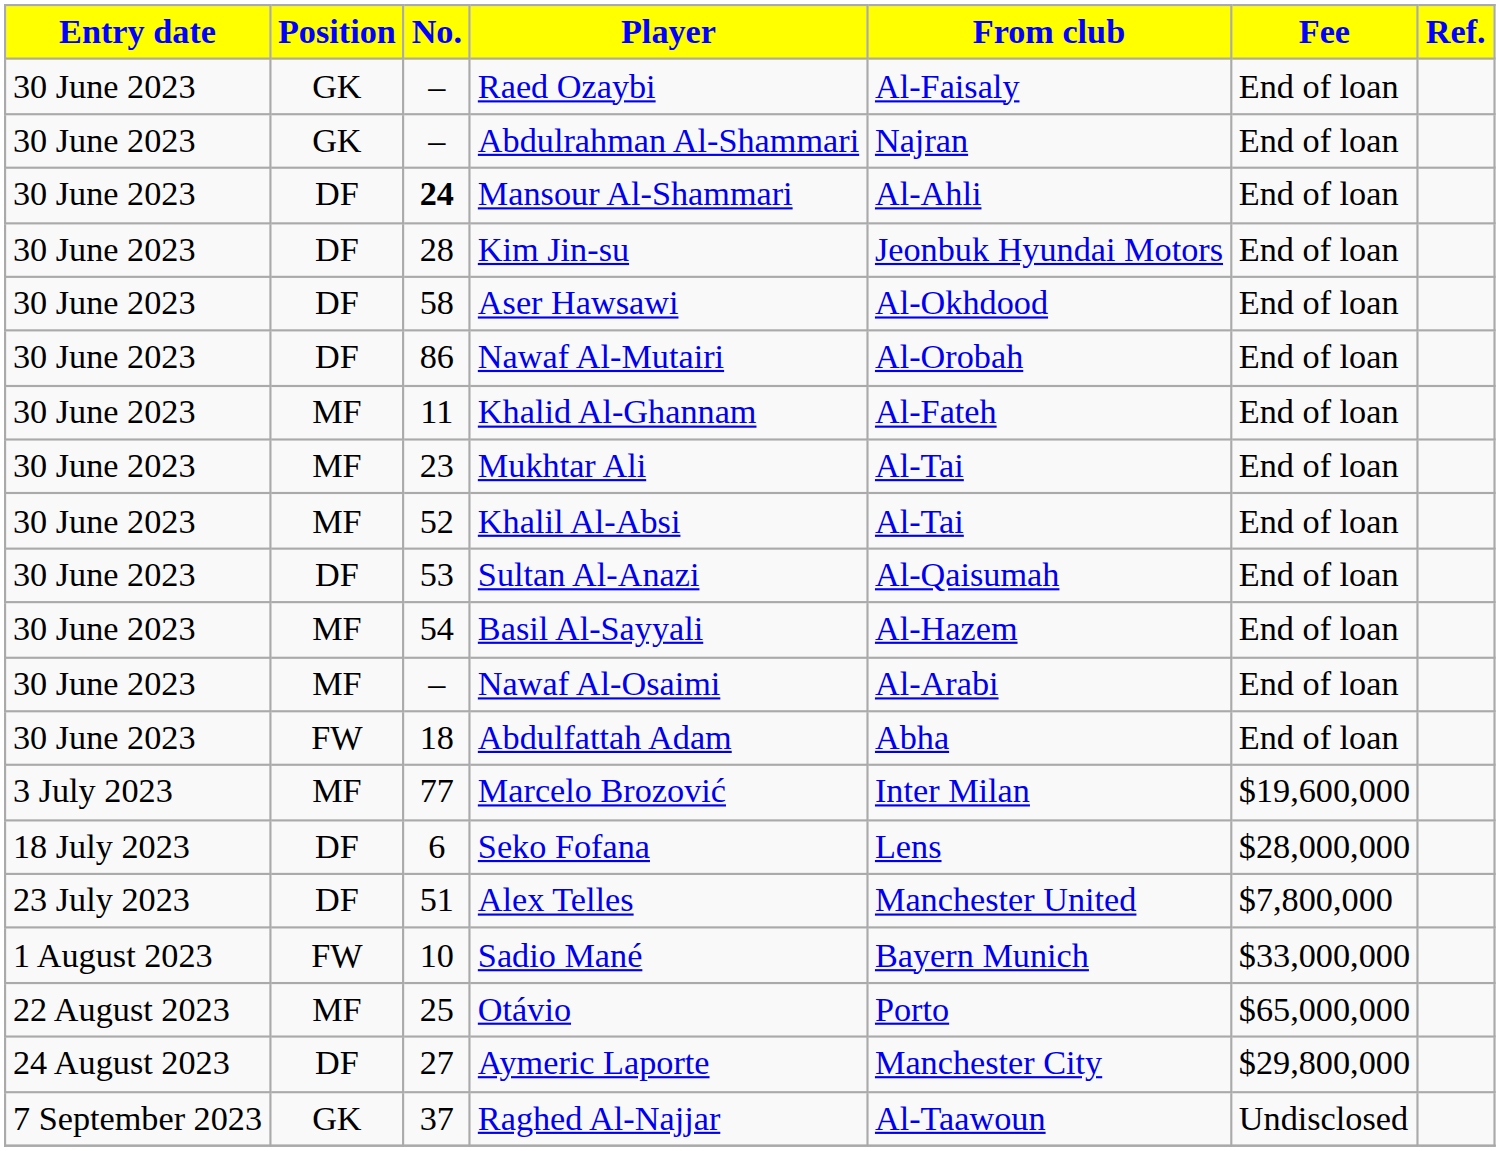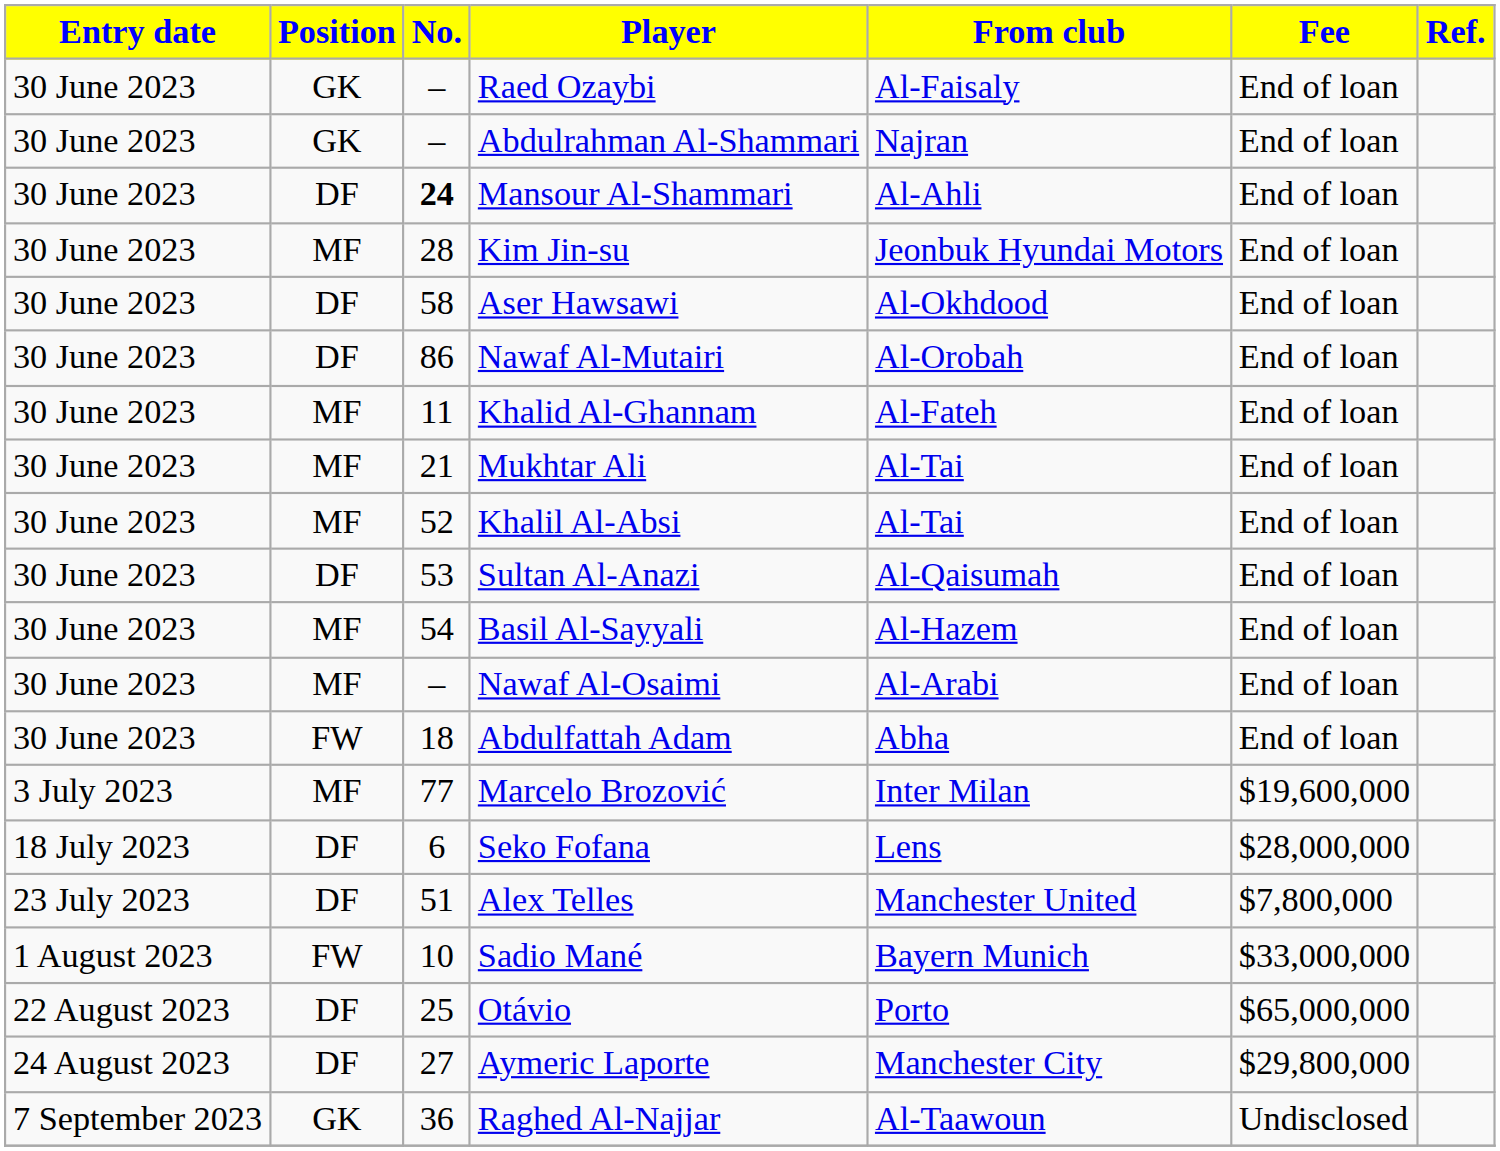(337, 248) DF -> (337, 248) MF
(437, 466) 23 -> (437, 466) 21
(337, 1009) MF -> (337, 1009) DF
(437, 1117) 37 -> (437, 1117) 36
